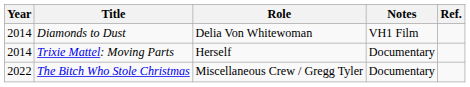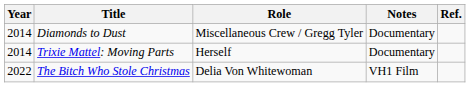(254, 33) Delia Von Whitewoman -> (279, 33) Miscellaneous Crew / Gregg Tyler
(394, 33) VH1 Film -> (402, 33) Documentary
(279, 71) Miscellaneous Crew / Gregg Tyler -> (254, 71) Delia Von Whitewoman
(402, 71) Documentary -> (394, 71) VH1 Film
